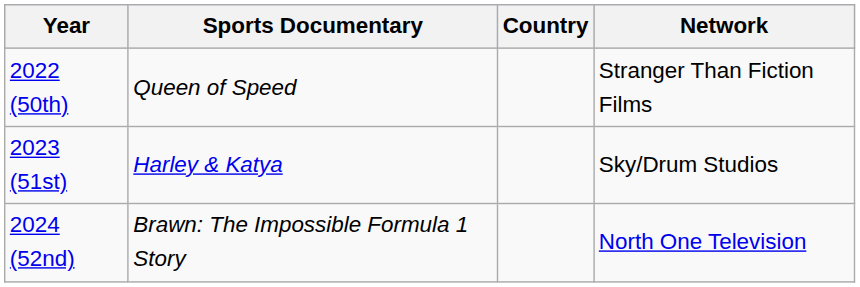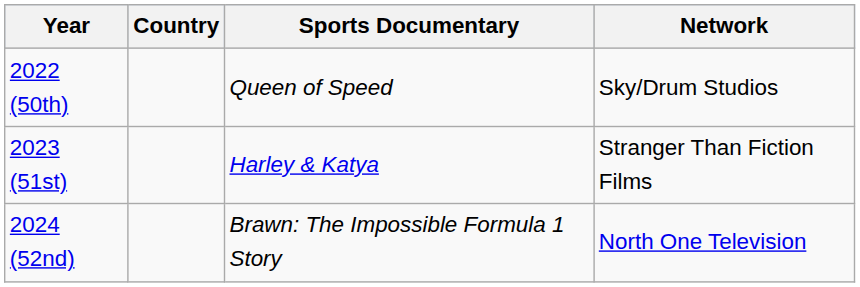columns swapped: (313, 26) <-> (546, 26)
(706, 87) Stranger Than Fiction Films -> (688, 87) Sky/Drum Studios
(688, 164) Sky/Drum Studios -> (706, 164) Stranger Than Fiction Films
